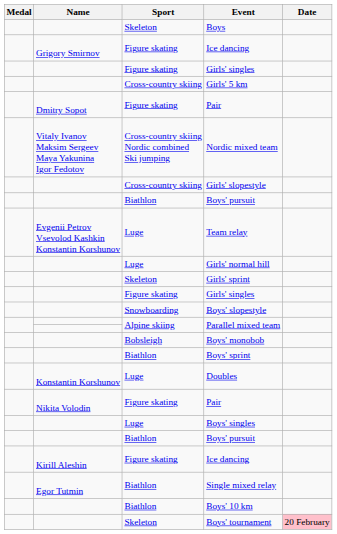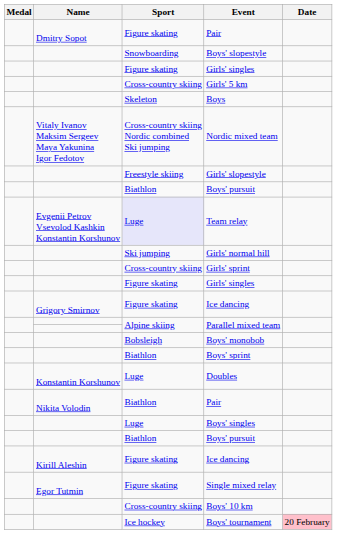rows swapped: (61, 110) <-> (78, 27)
rows swapped: (68, 53) <-> (78, 310)
(163, 185) Cross-country skiing -> (154, 174) Freestyle skiing
(134, 232) no background -> (134, 221) lavender background
(134, 264) Luge -> (147, 253) Ski jumping
(141, 279) Skeleton -> (163, 268) Cross-country skiing
(151, 402) Figure skating -> (140, 402) Biathlon
(140, 485) Biathlon -> (151, 485) Figure skating
(140, 506) Biathlon -> (163, 506) Cross-country skiing
(141, 521) Skeleton -> (145, 521) Ice hockey
